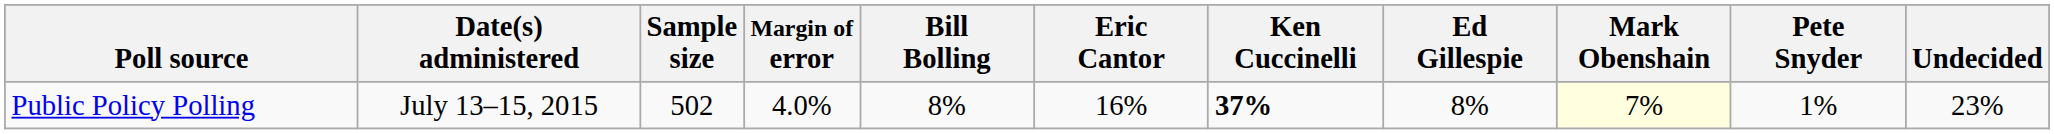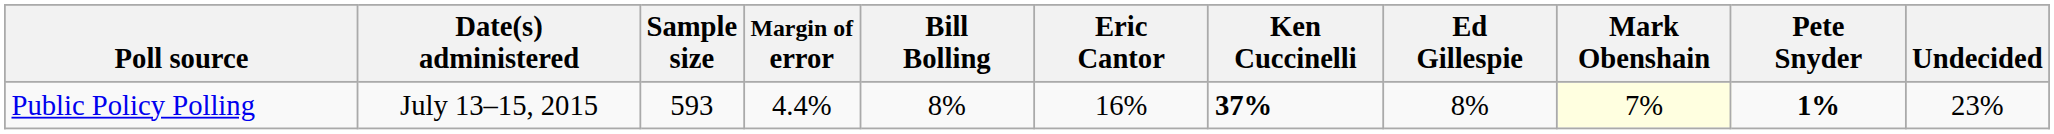(692, 104) 502 -> (692, 104) 593
(802, 104) 4.0% -> (802, 104) 4.4%
(1818, 104) normal -> (1818, 104) bold
